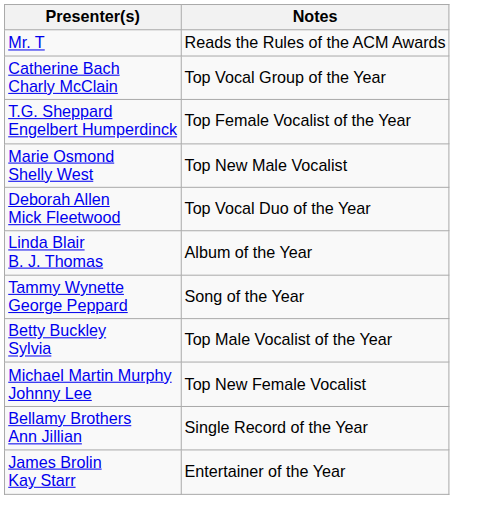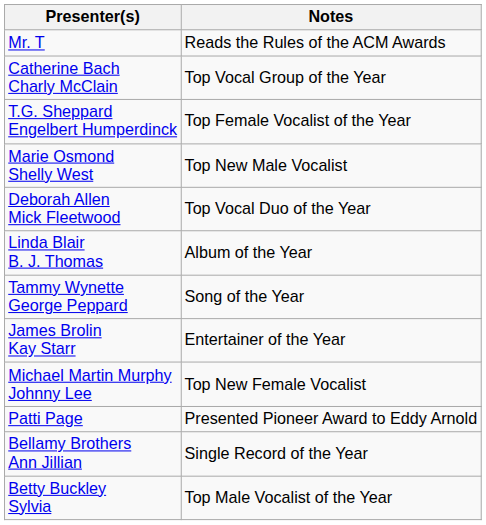rows swapped: (57, 340) <-> (55, 471)
+ row: (46, 419)
